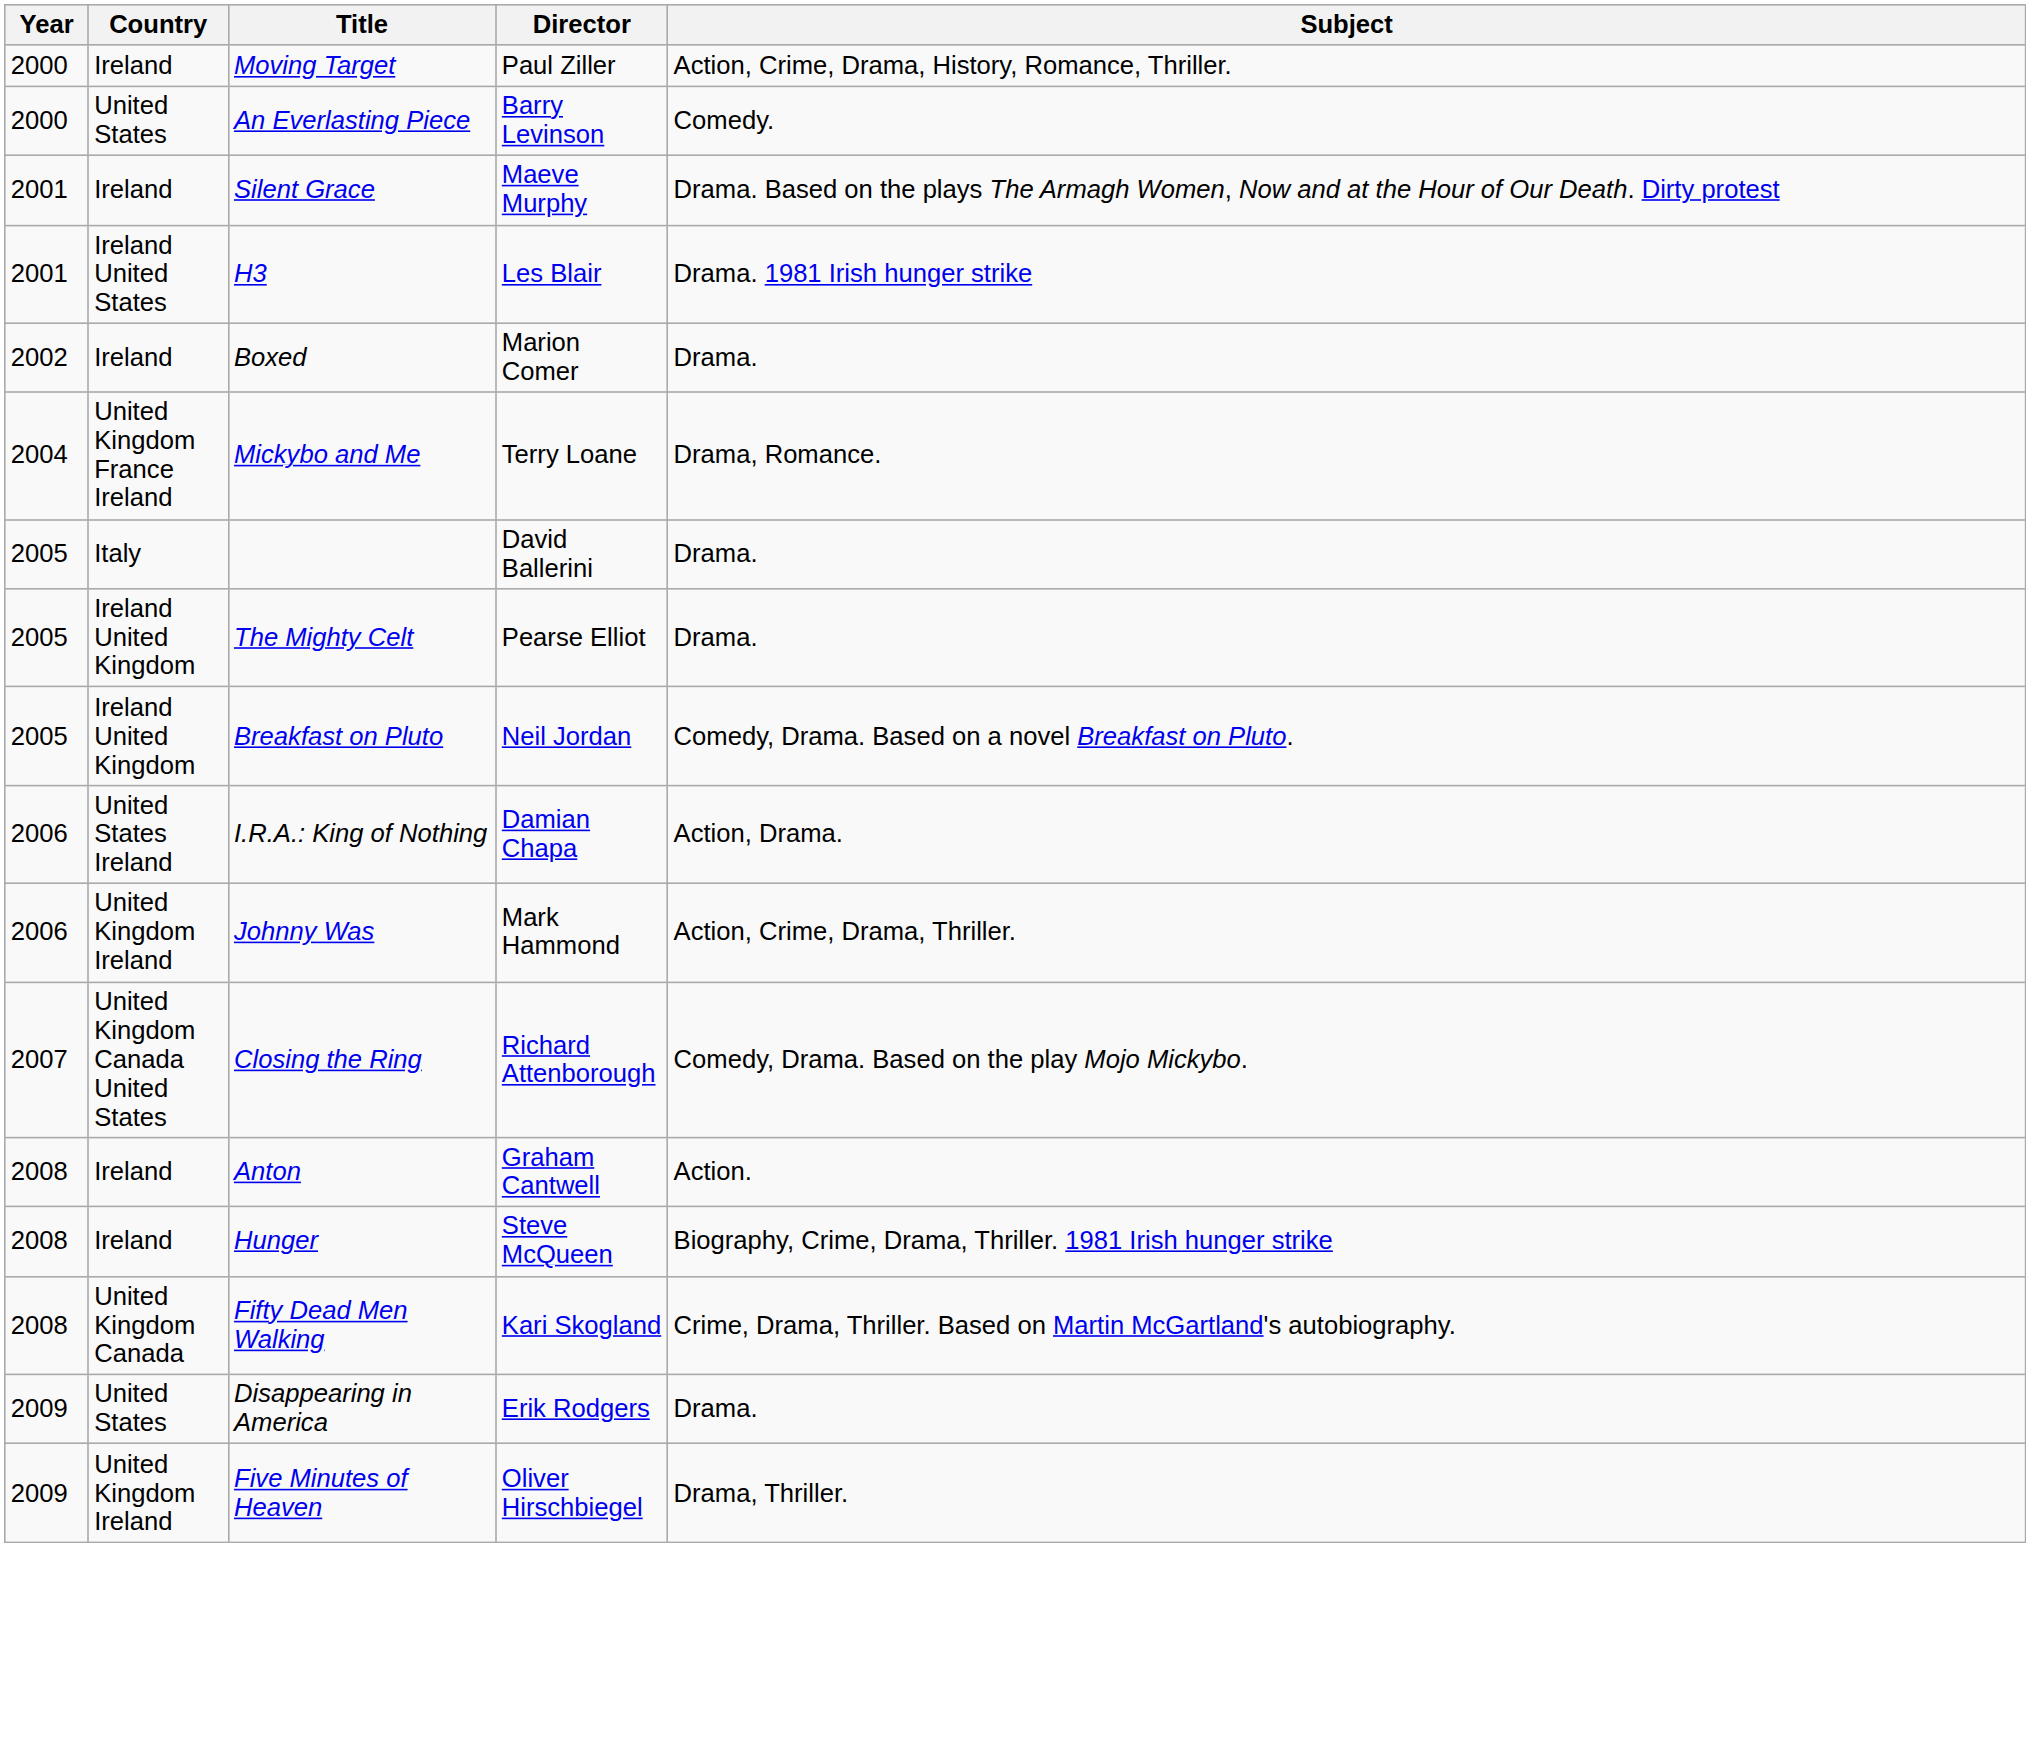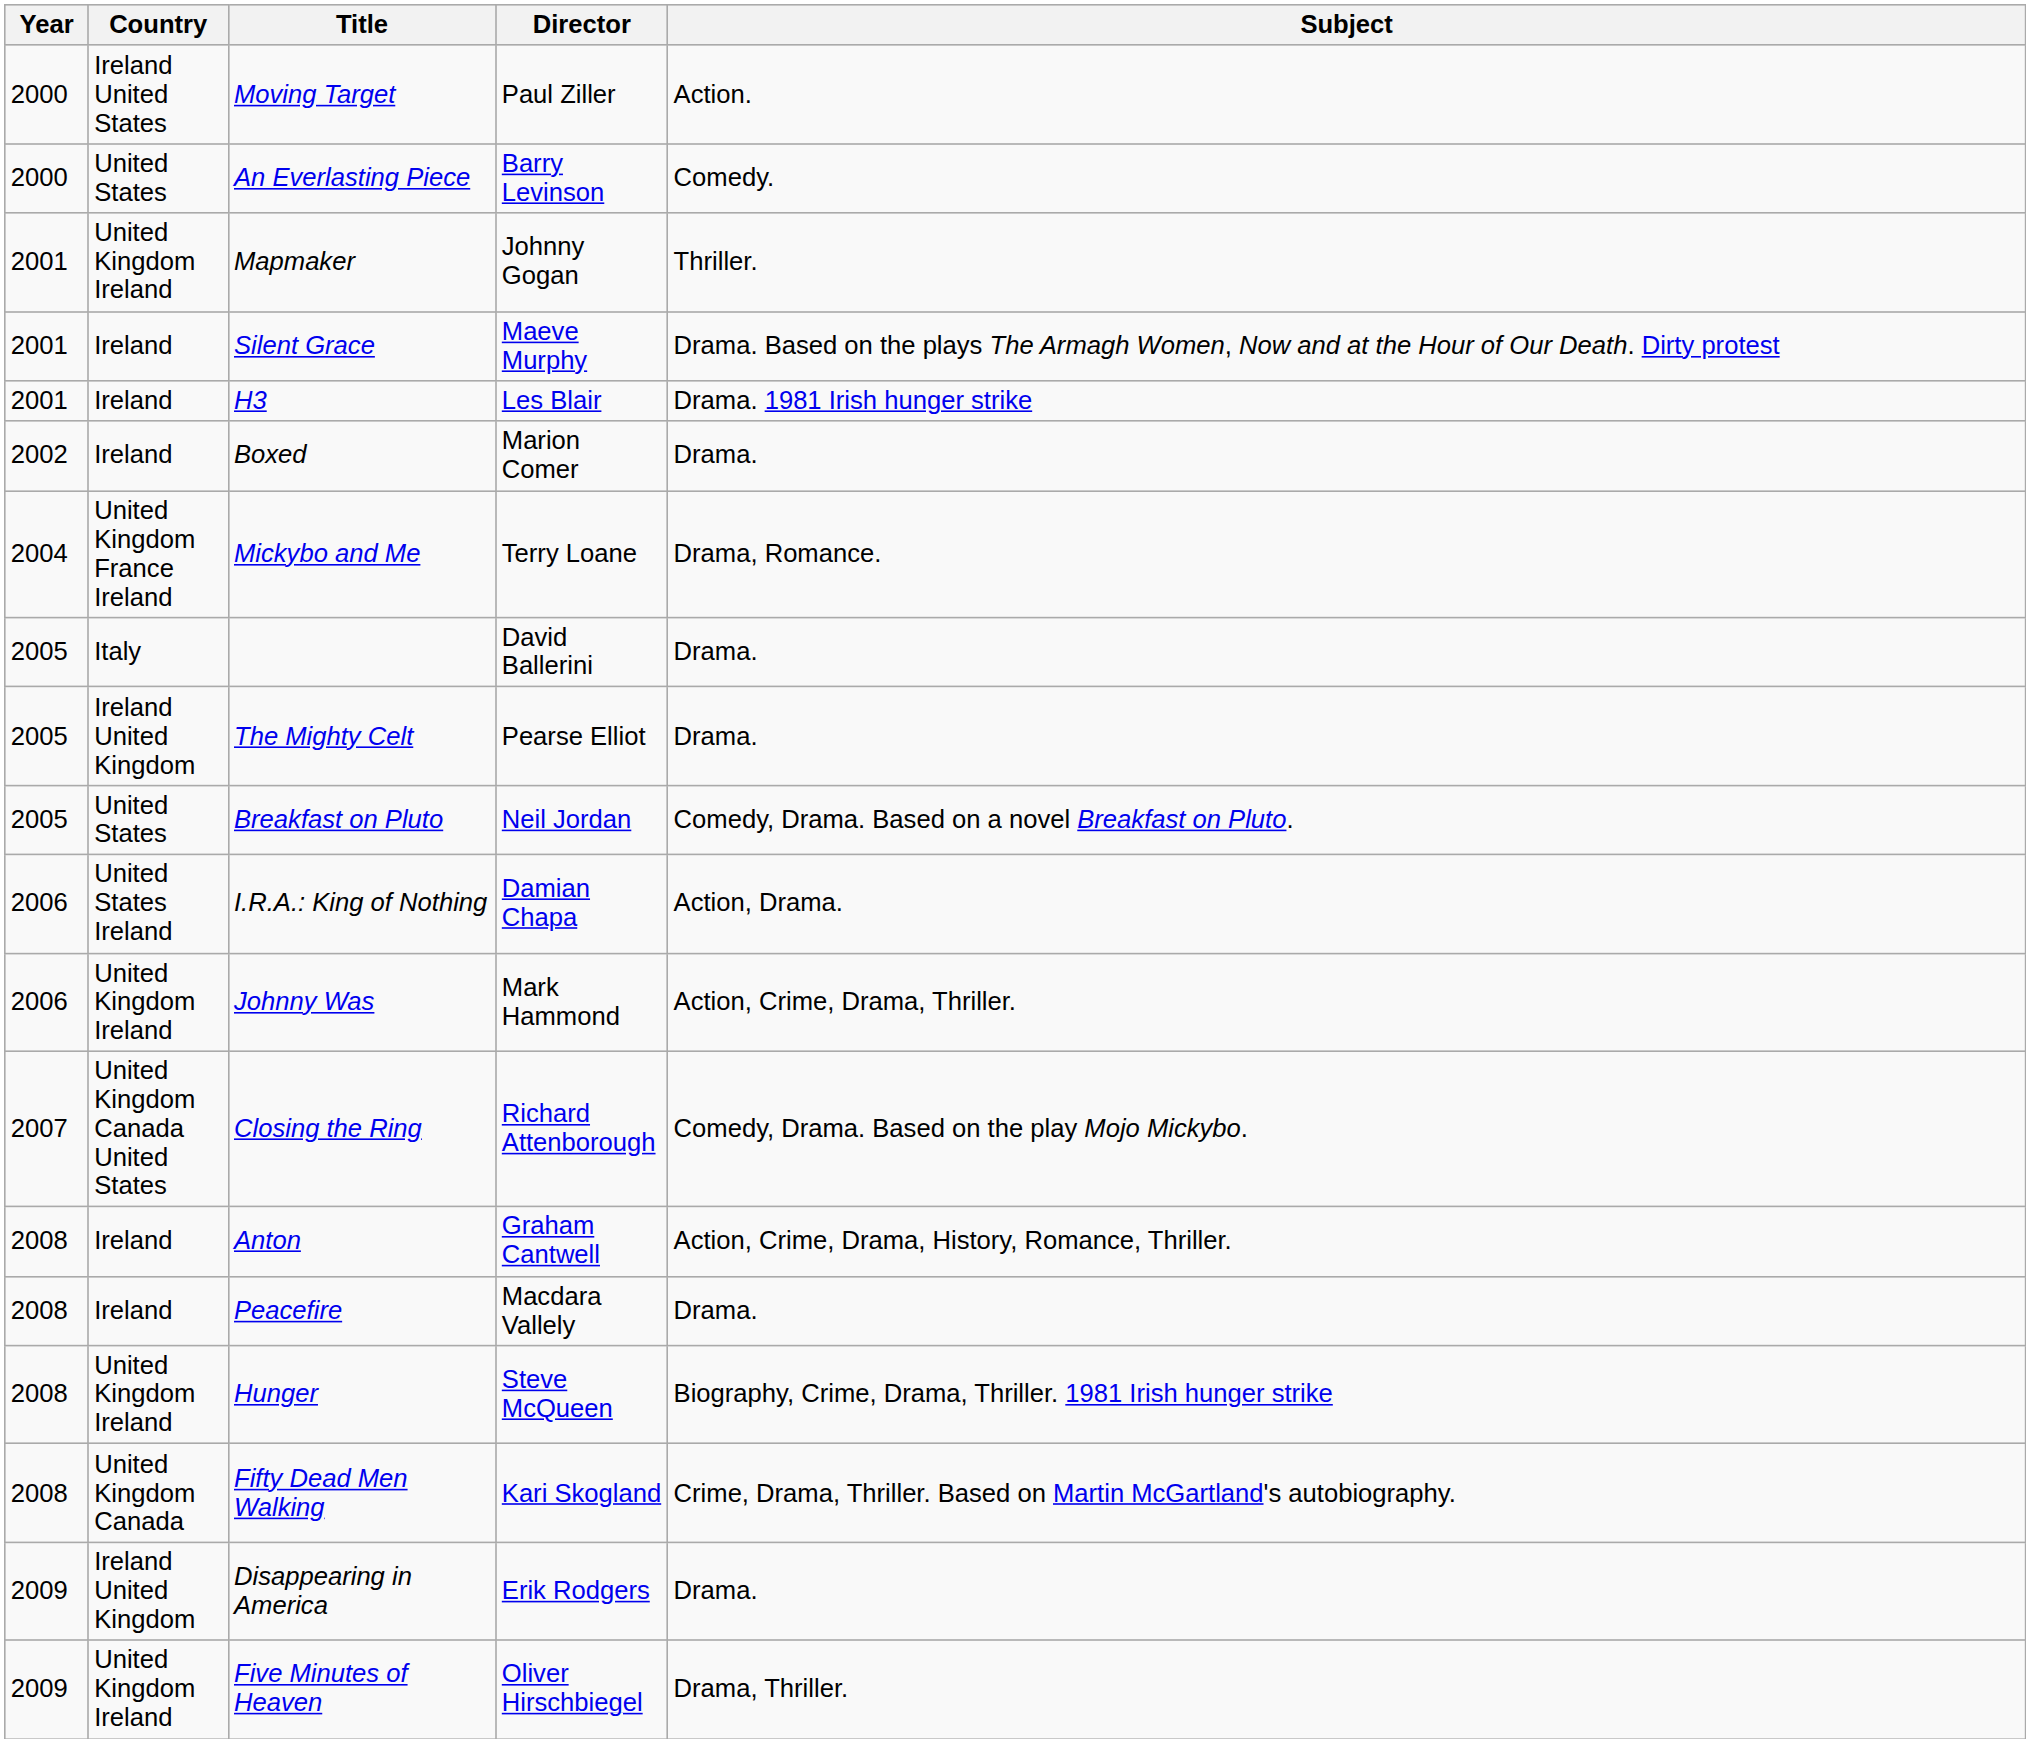(133, 65) Ireland -> (133, 94) Ireland United States
(953, 65) Action, Crime, Drama, History, Romance, Thriller. -> (713, 94) Action.
+ row: (294, 261)
(133, 273) Ireland United States -> (133, 400) Ireland
(145, 735) Ireland United Kingdom -> (131, 819) United States
(713, 1171) Action. -> (953, 1241) Action, Crime, Drama, History, Romance, Thriller.
+ row: (288, 1310)
(133, 1241) Ireland -> (145, 1394) United Kingdom Ireland
(131, 1408) United States -> (145, 1590) Ireland United Kingdom
